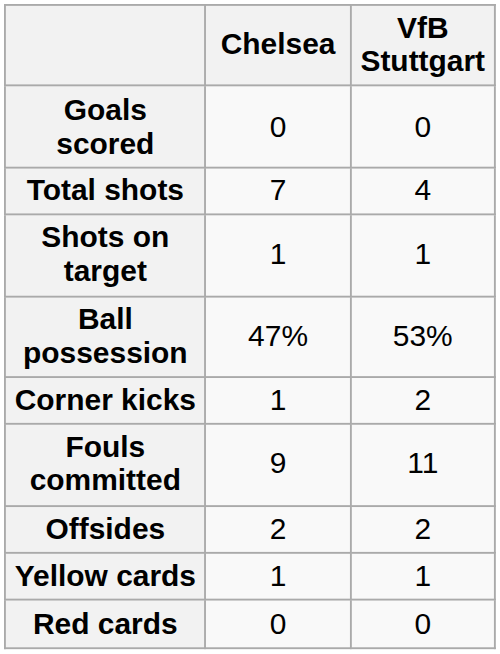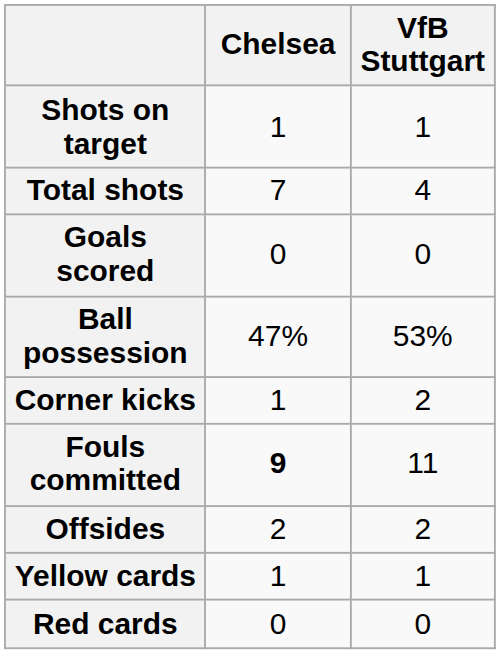rows swapped: (105, 126) <-> (105, 254)
(278, 464) normal -> (278, 464) bold
